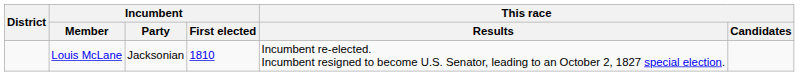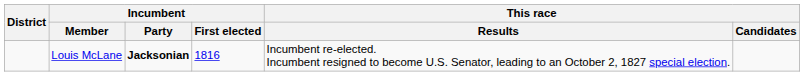(156, 55) normal -> (158, 55) bold
(202, 55) 1810 -> (207, 55) 1816
